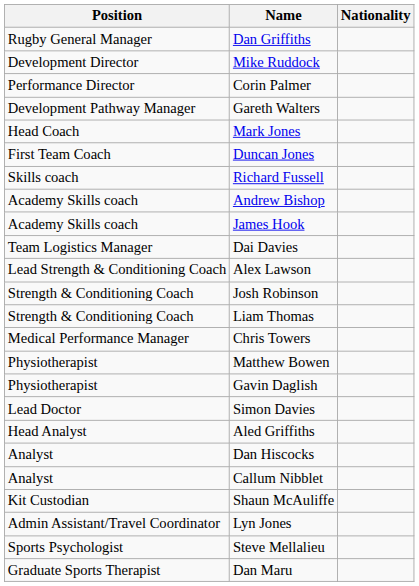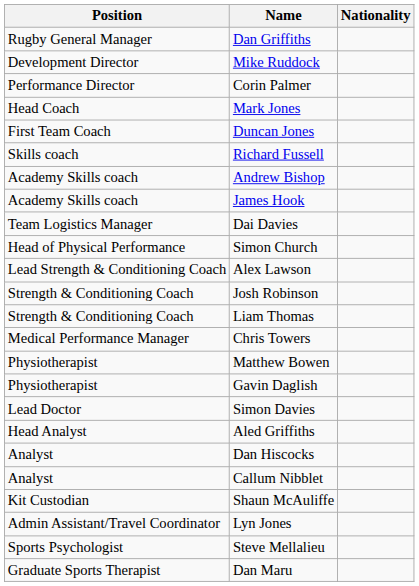- row: (276, 108)
+ row: (275, 246)
